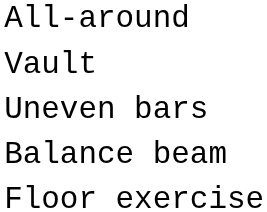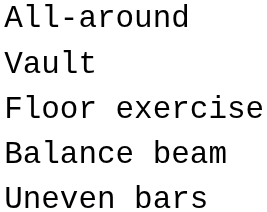rows swapped: (106, 109) <-> (134, 200)
